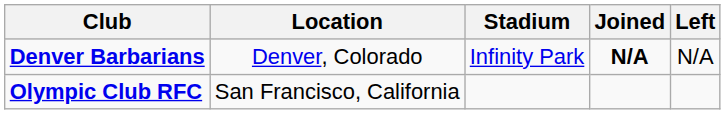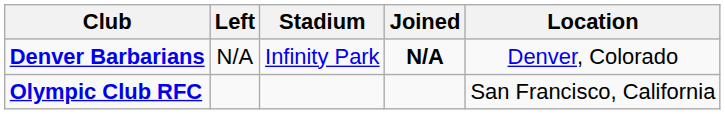columns swapped: (337, 21) <-> (695, 21)
